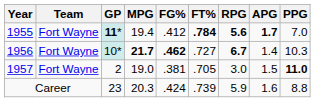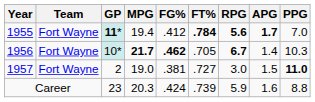(205, 51) .727 -> (205, 51) .705
(205, 69) .705 -> (205, 69) .727
